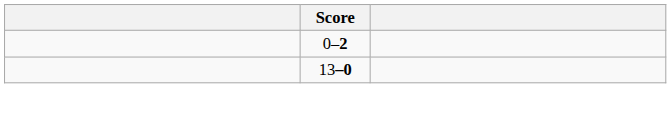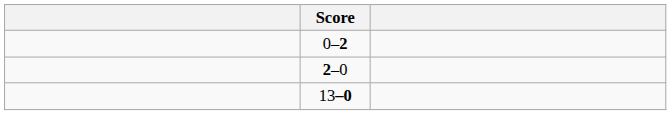+ row: (335, 69)
